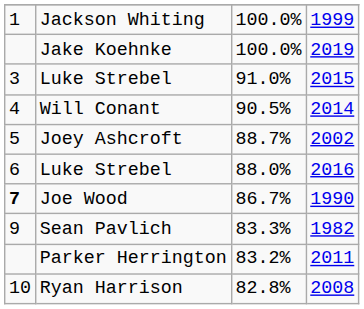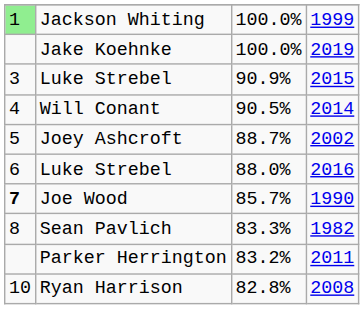(15, 20) no background -> (15, 20) lightgreen background
(263, 79) 91.0% -> (263, 79) 90.9%
(263, 199) 86.7% -> (263, 199) 85.7%
(15, 229) 9 -> (15, 229) 8
